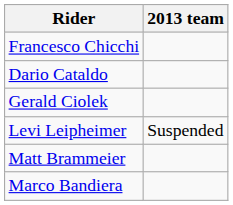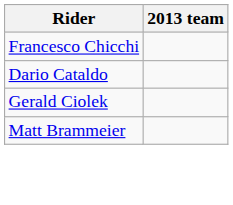- row: (67, 130)
- row: (66, 185)
